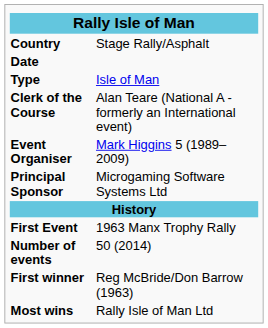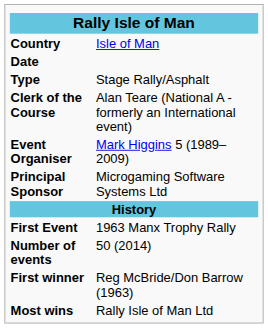(152, 43) Stage Rally/Asphalt -> (128, 43) Isle of Man
(128, 79) Isle of Man -> (152, 79) Stage Rally/Asphalt
